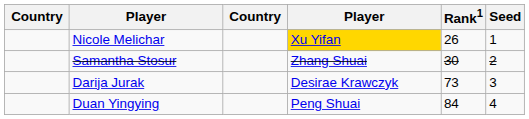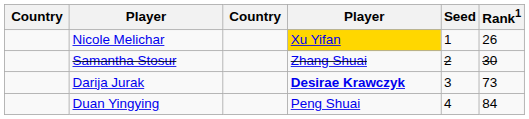columns swapped: (463, 16) <-> (505, 16)
(344, 82) normal -> (348, 82) bold
